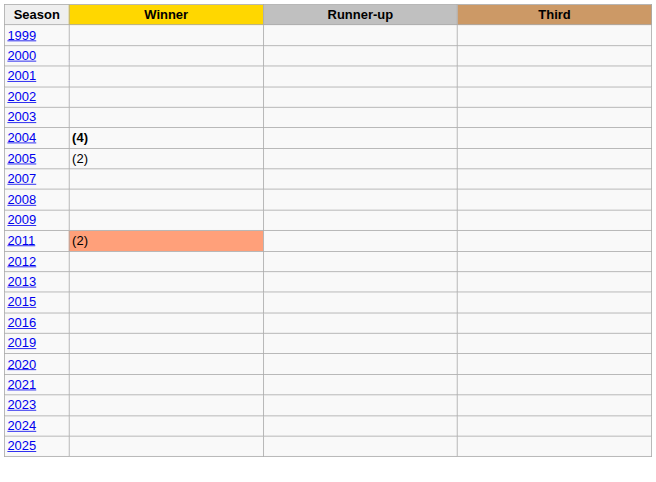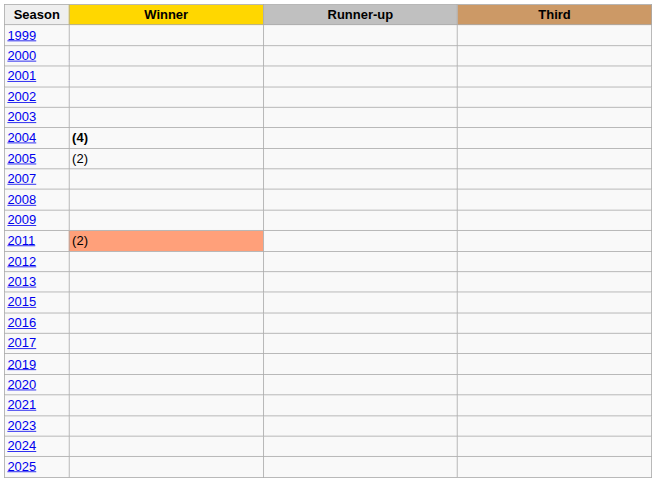+ row: (22, 343)
